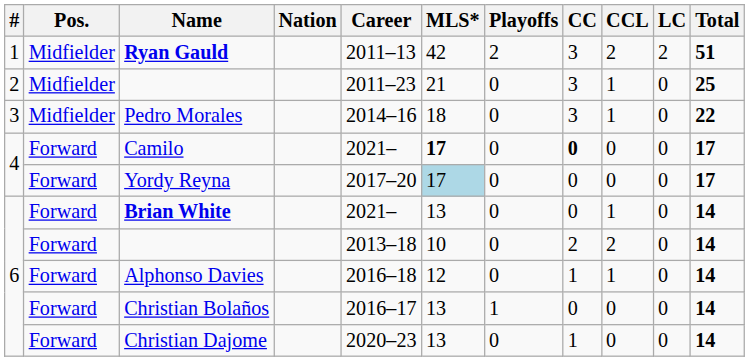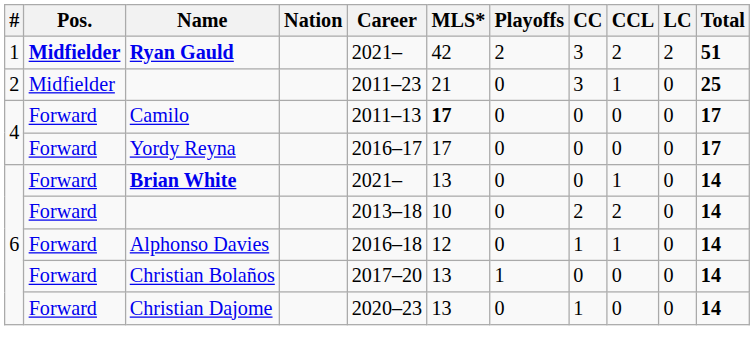(72, 52) normal -> (75, 52) bold
(381, 52) 2011–13 -> (377, 52) 2021–
- row: (14, 116)
(371, 148) 2021– -> (387, 116) 2011–13
(573, 148) bold -> (578, 116) normal
(381, 180) 2017–20 -> (387, 148) 2016–17
(436, 180) lightblue background -> (442, 148) no background
(381, 308) 2016–17 -> (387, 276) 2017–20
